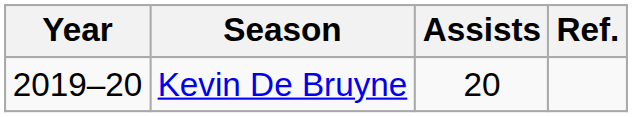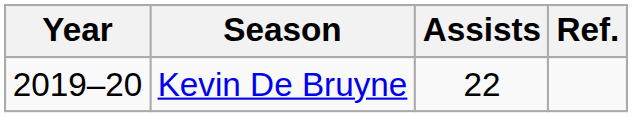(482, 83) 20 -> (482, 83) 22
